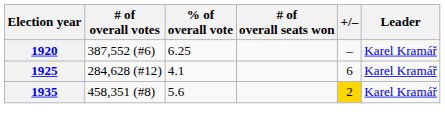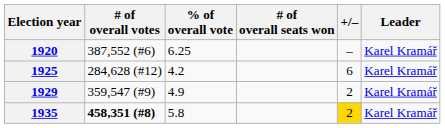(176, 71) 4.1 -> (176, 71) 4.2
+ row: (44, 92)
(121, 92) normal -> (121, 112) bold
(176, 92) 5.6 -> (176, 112) 5.8
